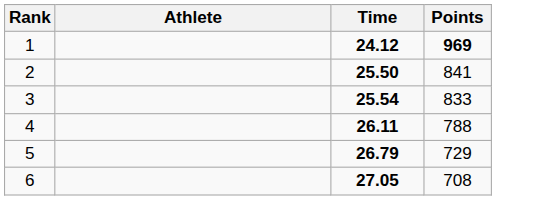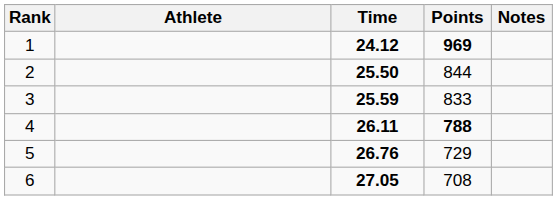+ column: (522, 18)
(457, 72) 841 -> (457, 72) 844
(377, 99) 25.54 -> (377, 99) 25.59
(457, 126) normal -> (457, 126) bold
(377, 153) 26.79 -> (377, 153) 26.76
